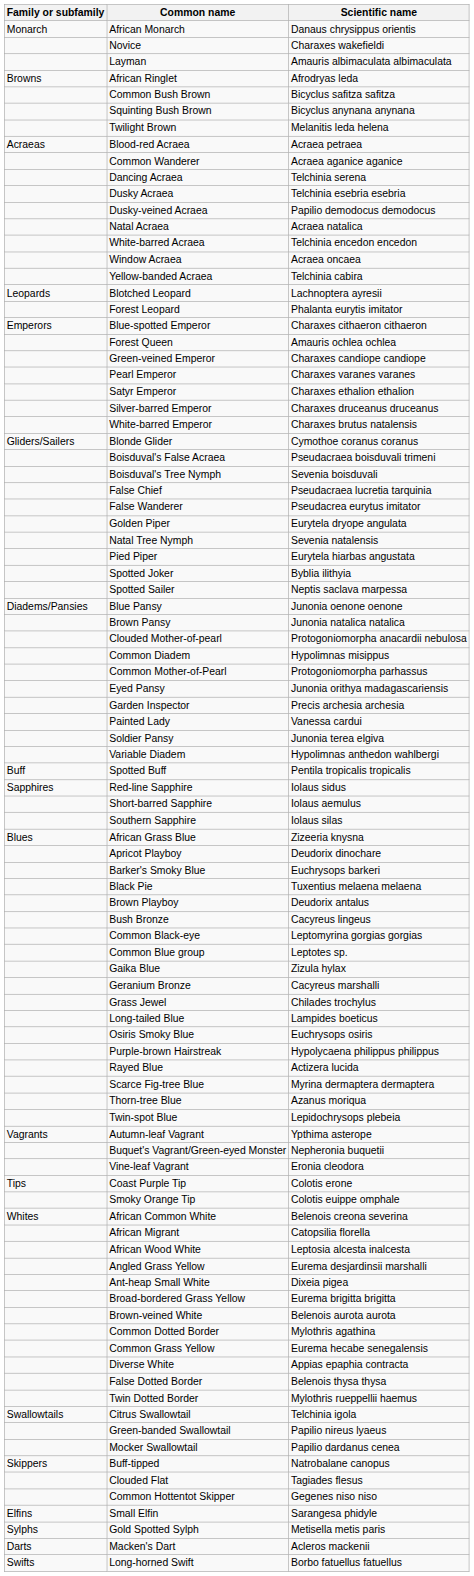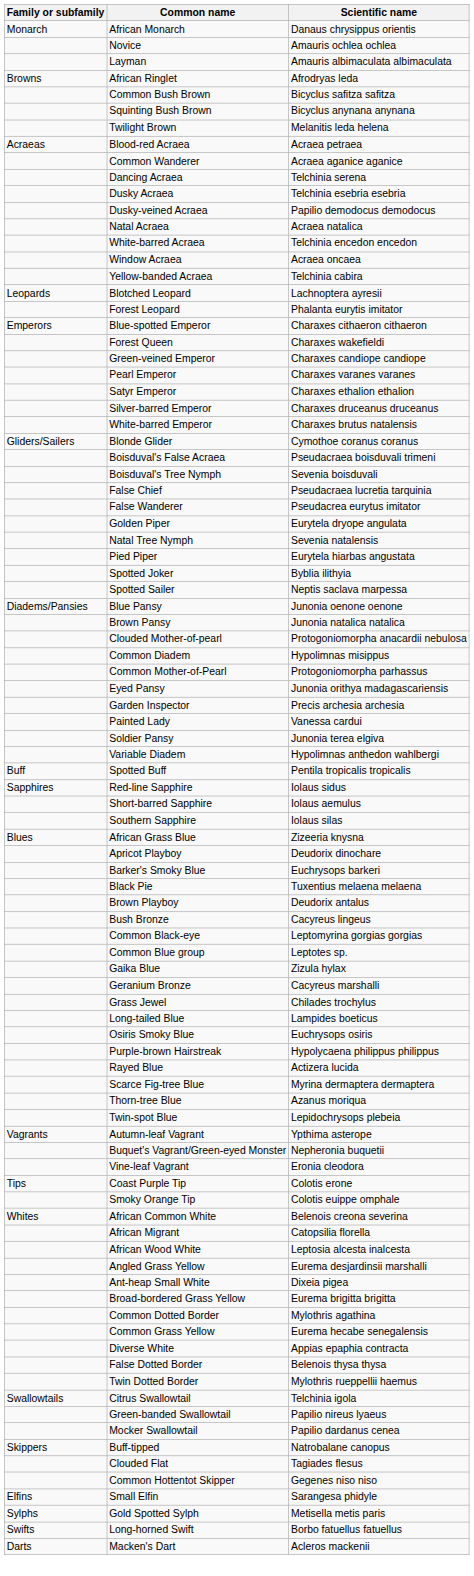(337, 45) Charaxes wakefieldi -> (344, 45) Amauris ochlea ochlea
(344, 342) Amauris ochlea ochlea -> (337, 342) Charaxes wakefieldi
- row: (156, 1315)
rows swapped: (142, 1546) <-> (151, 1563)
